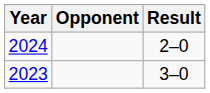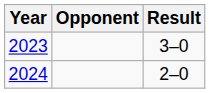rows swapped: (28, 74) <-> (28, 46)
